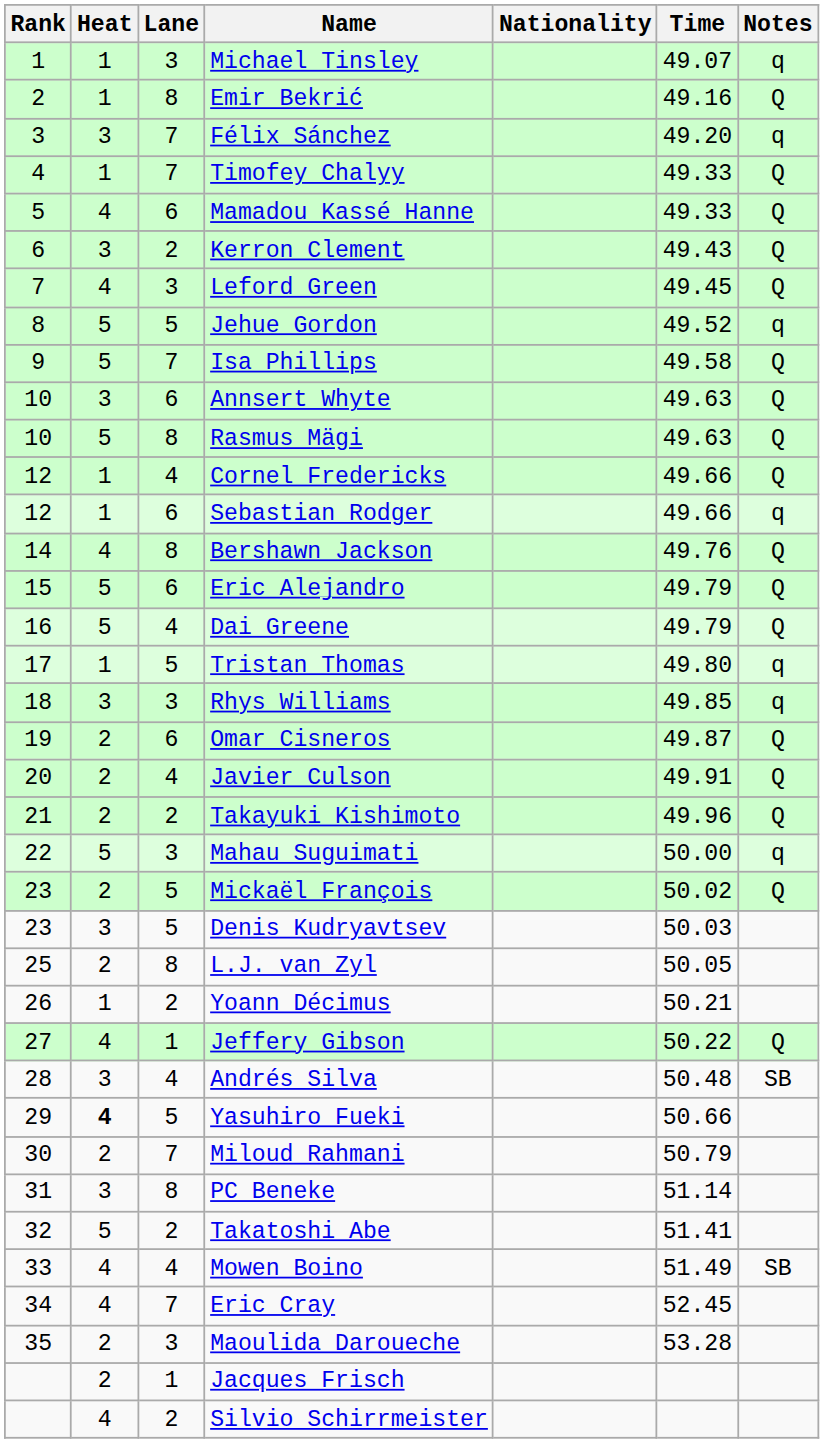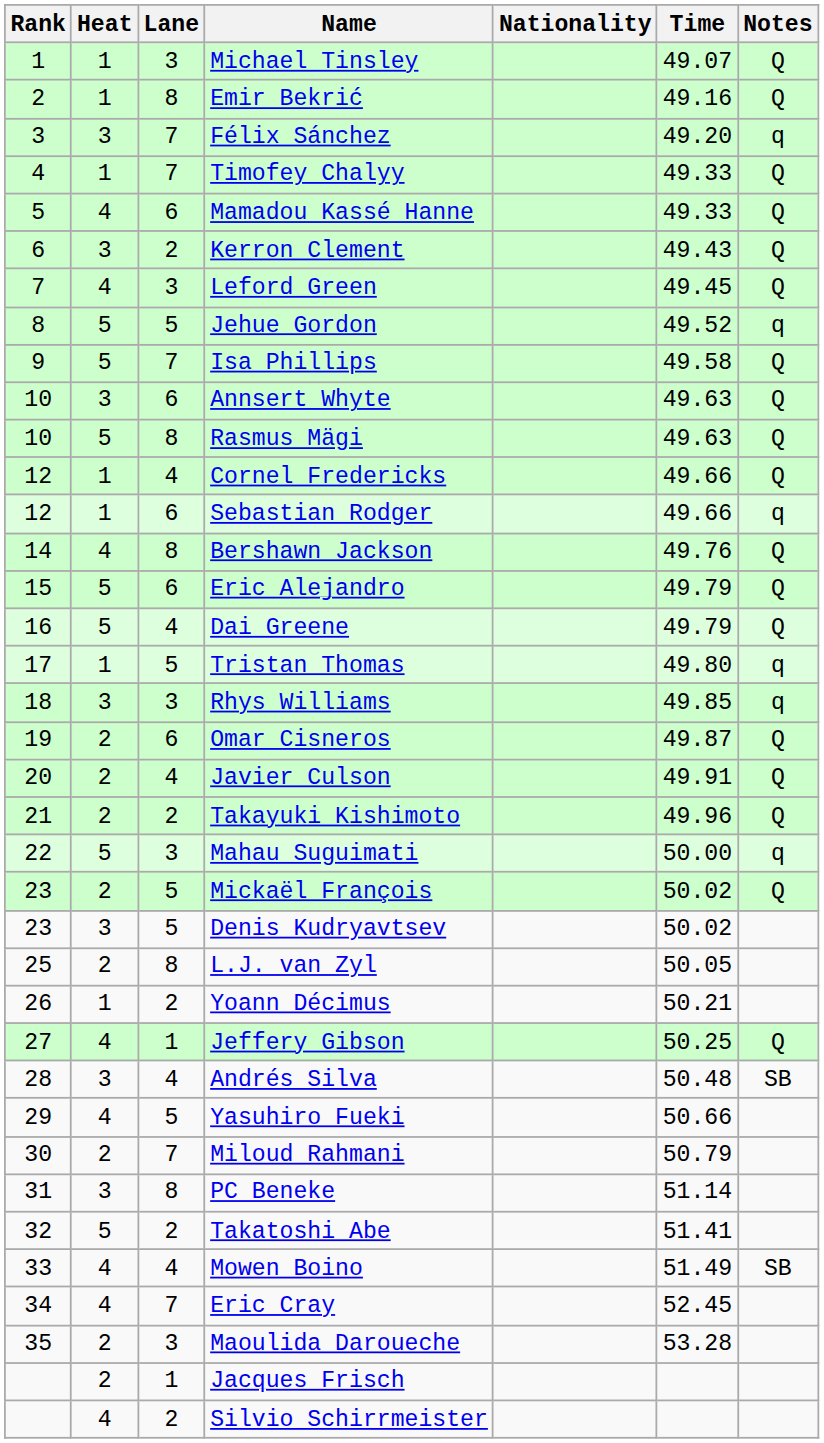(778, 61) q -> (778, 61) Q
(697, 929) 50.03 -> (697, 929) 50.02
(697, 1042) 50.22 -> (697, 1042) 50.25
(105, 1117) bold -> (105, 1117) normal
